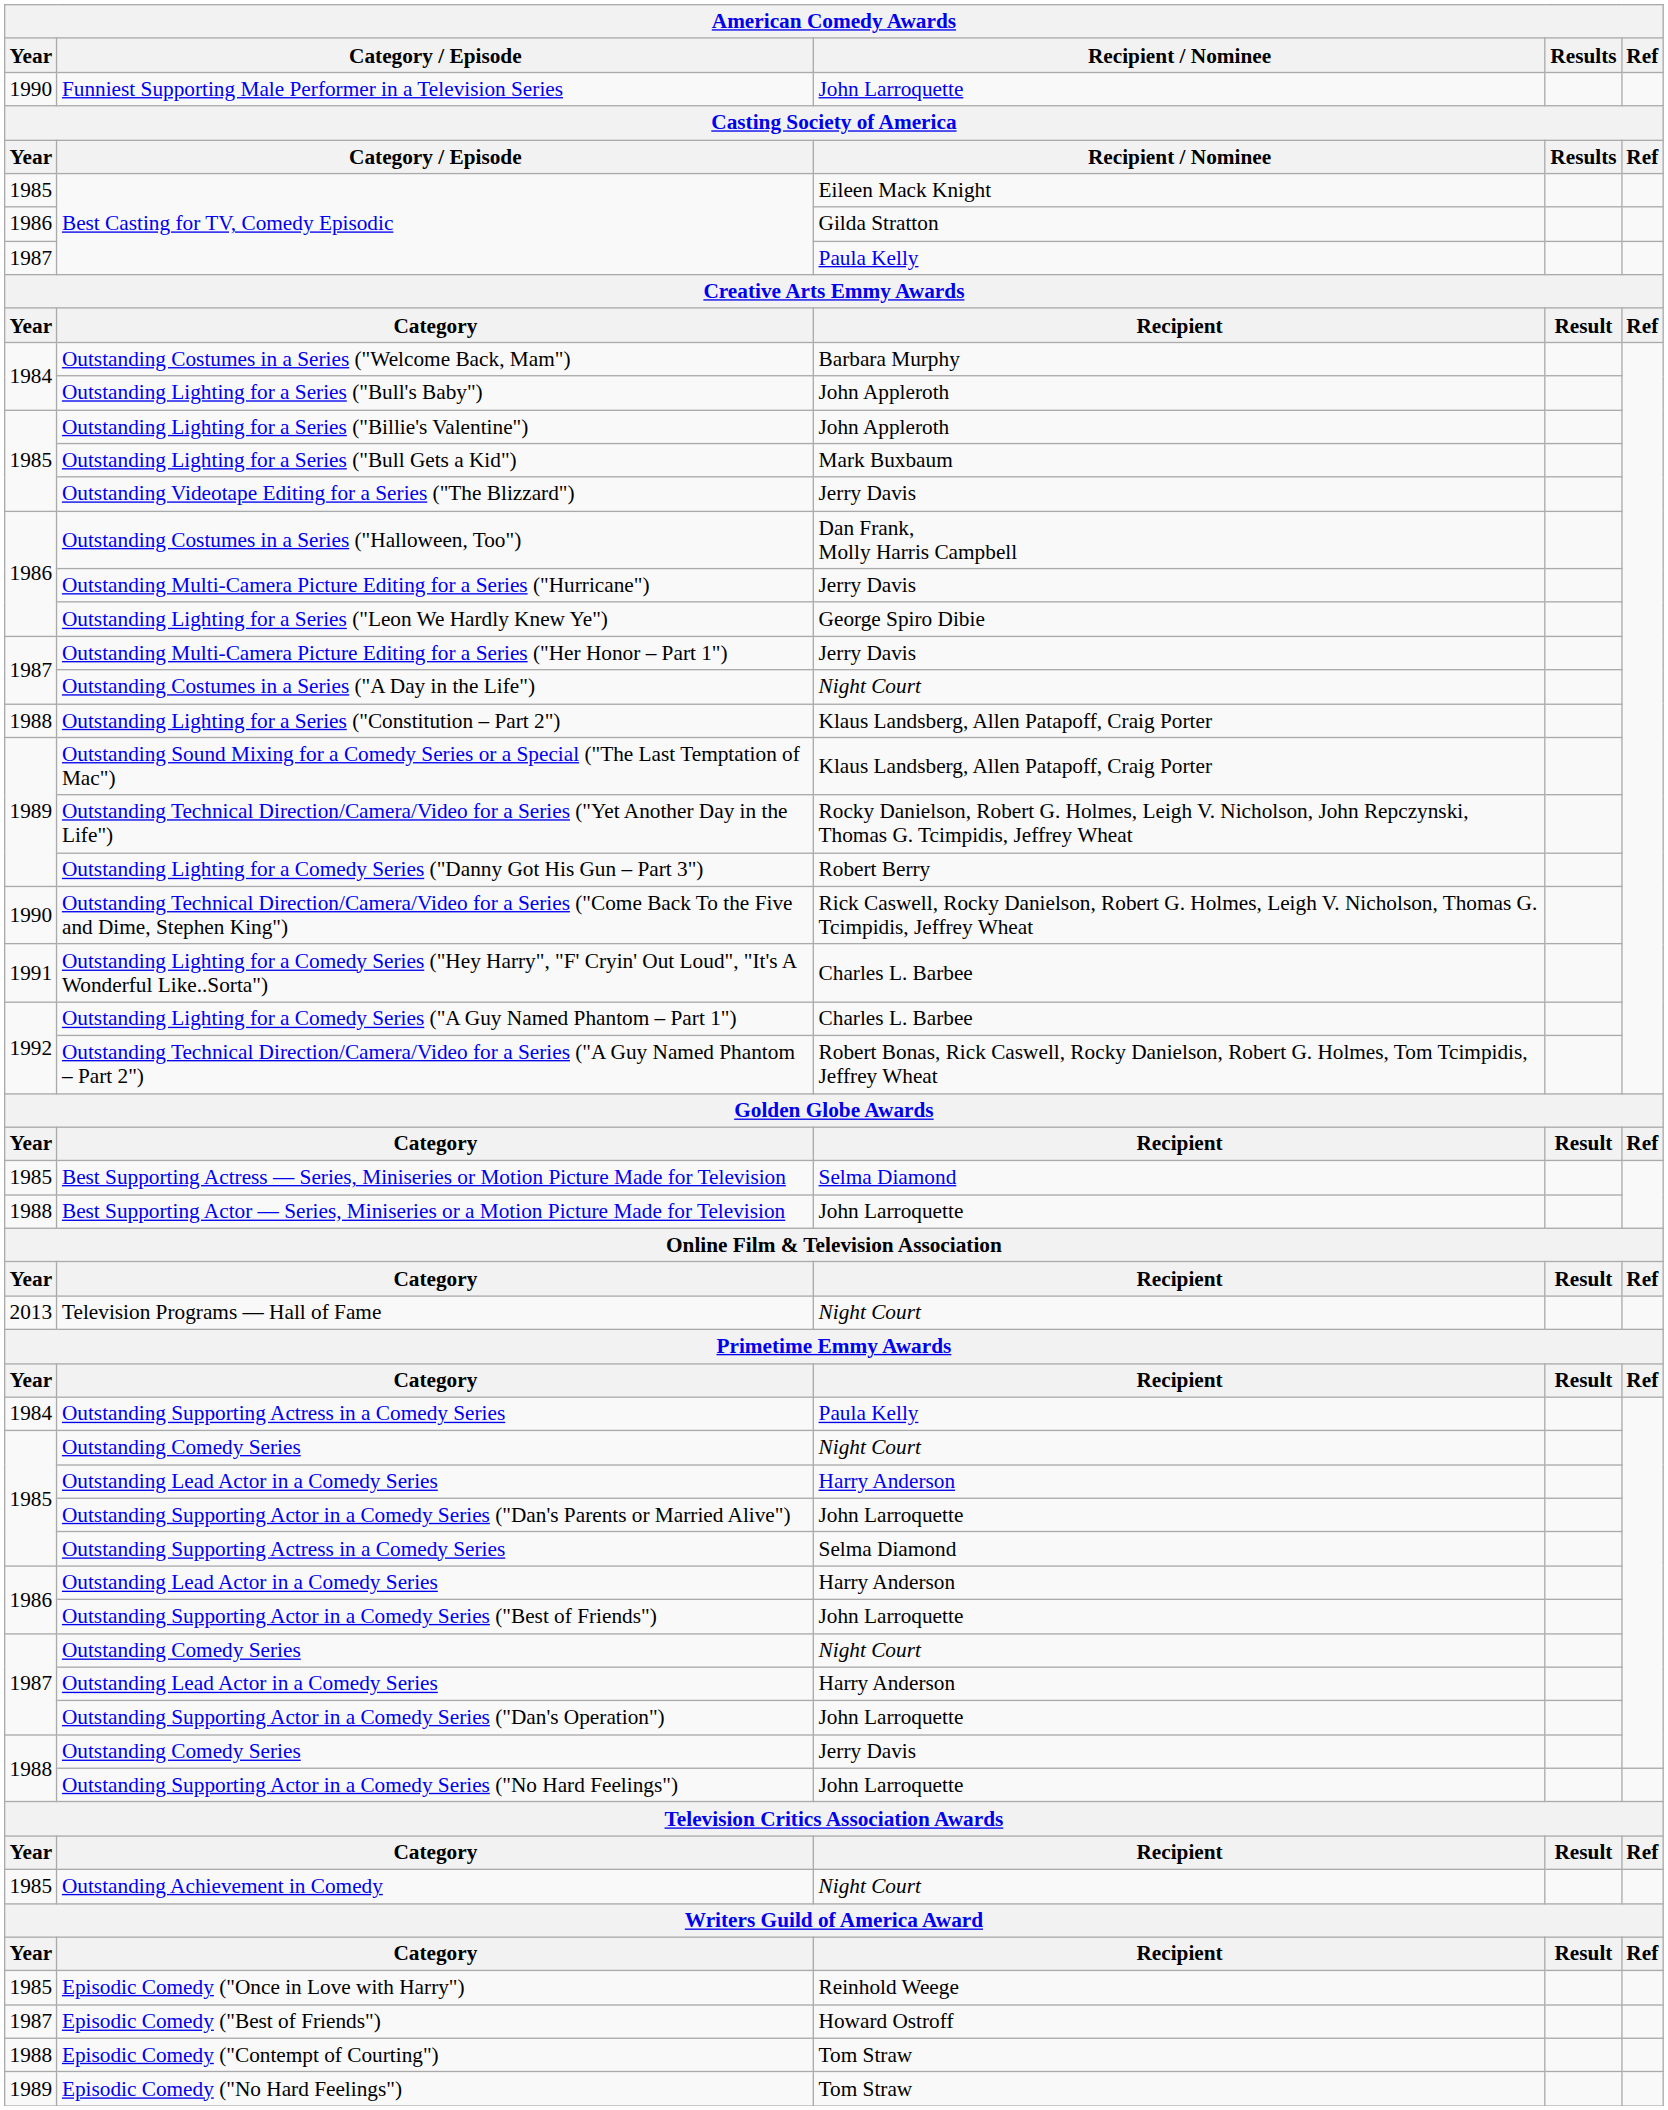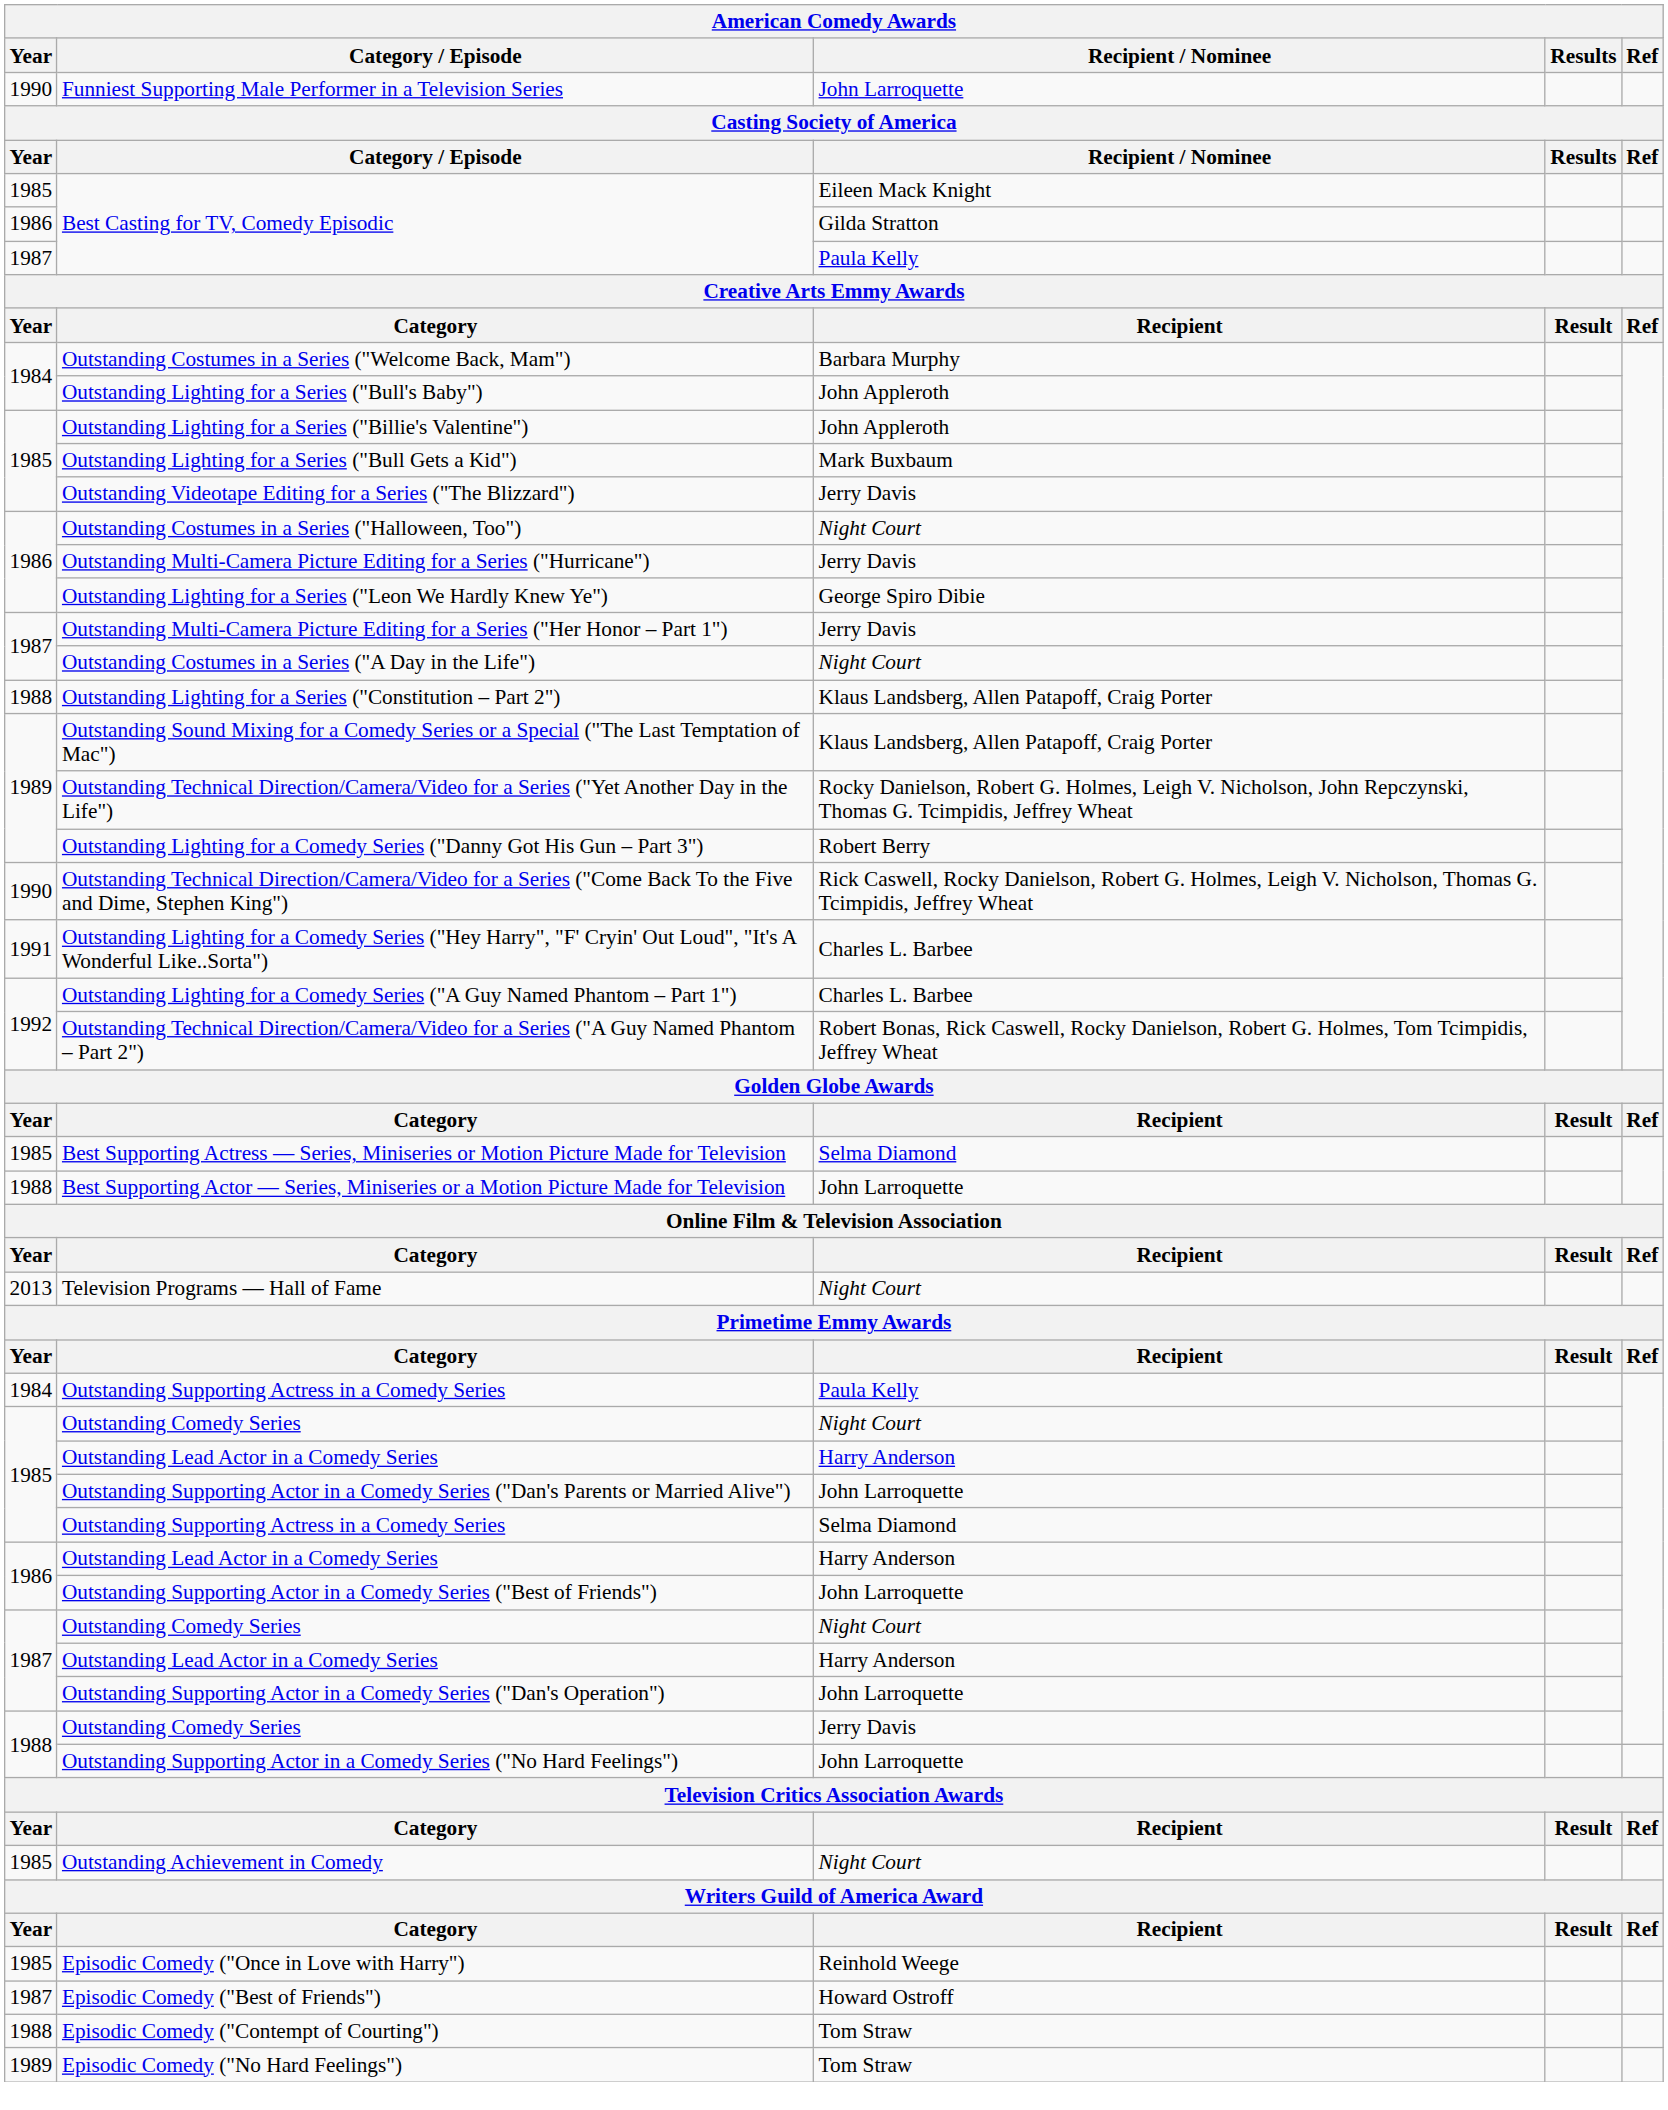(918, 539) Dan Frank, Molly Harris Campbell -> (870, 527) Night Court
